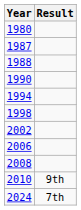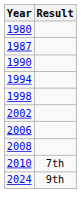- row: (19, 63)
(55, 180) 9th -> (55, 163) 7th
(55, 197) 7th -> (55, 180) 9th
